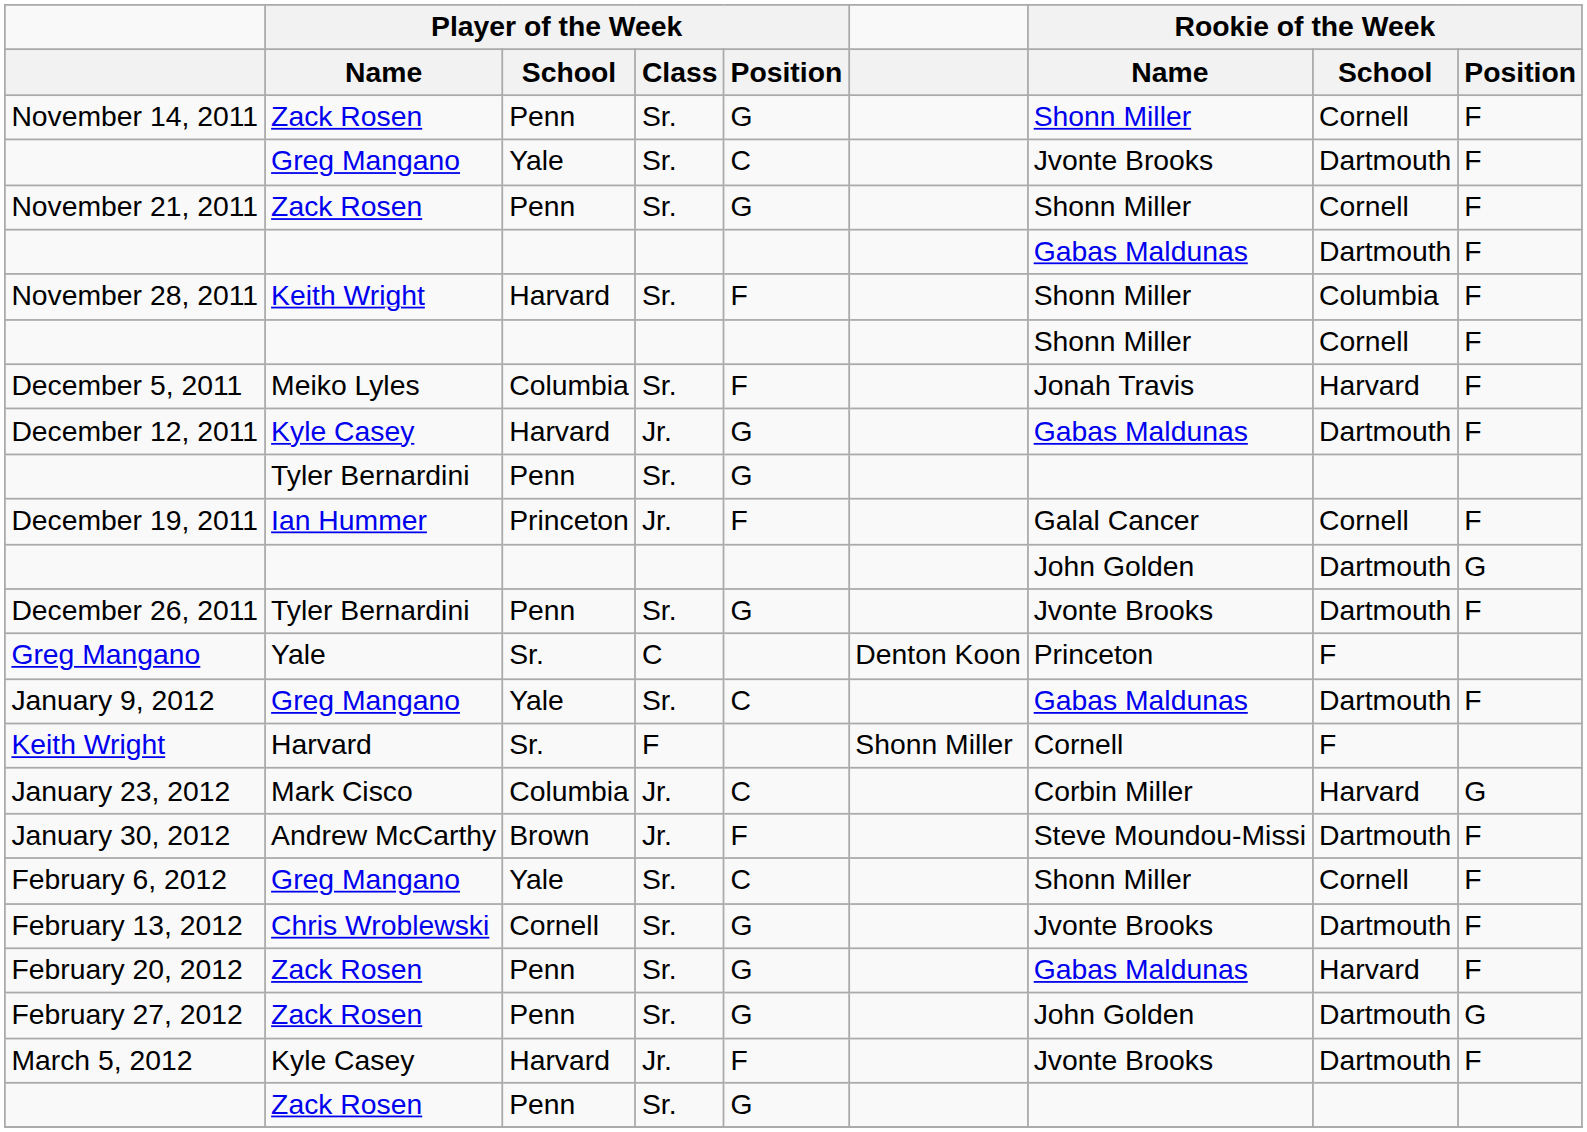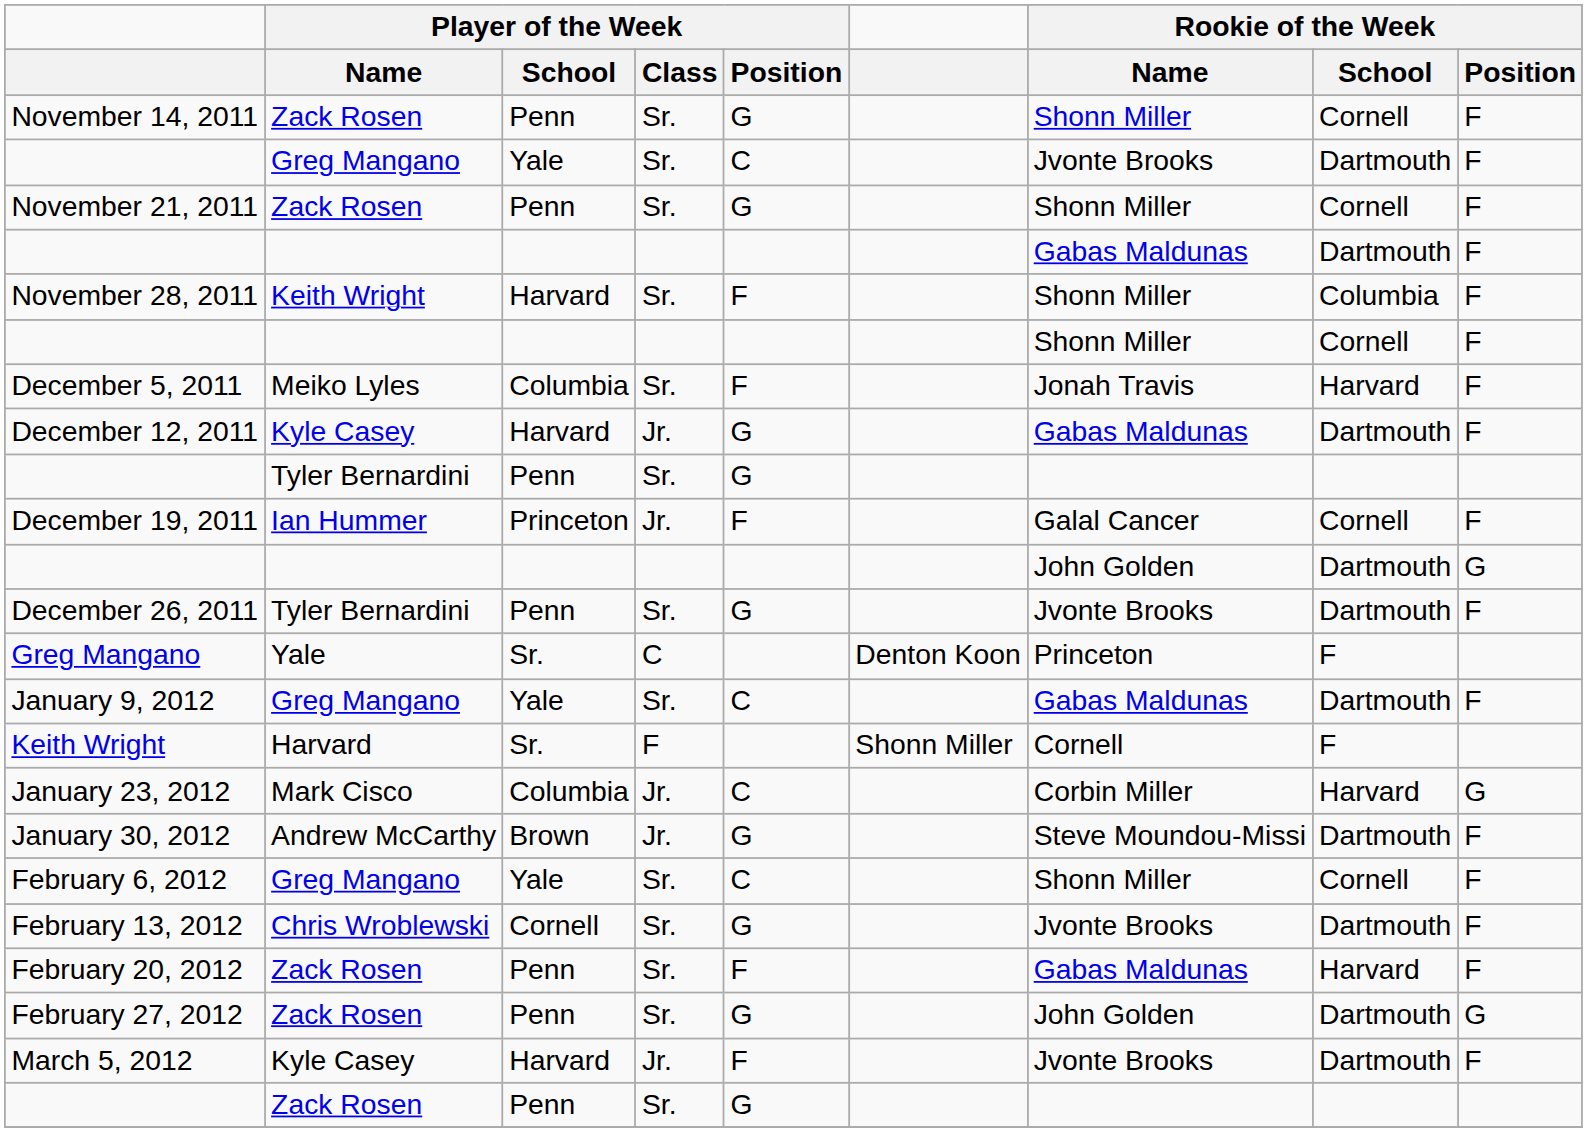(739, 835) F -> (742, 835) G
(742, 970) G -> (739, 970) F
